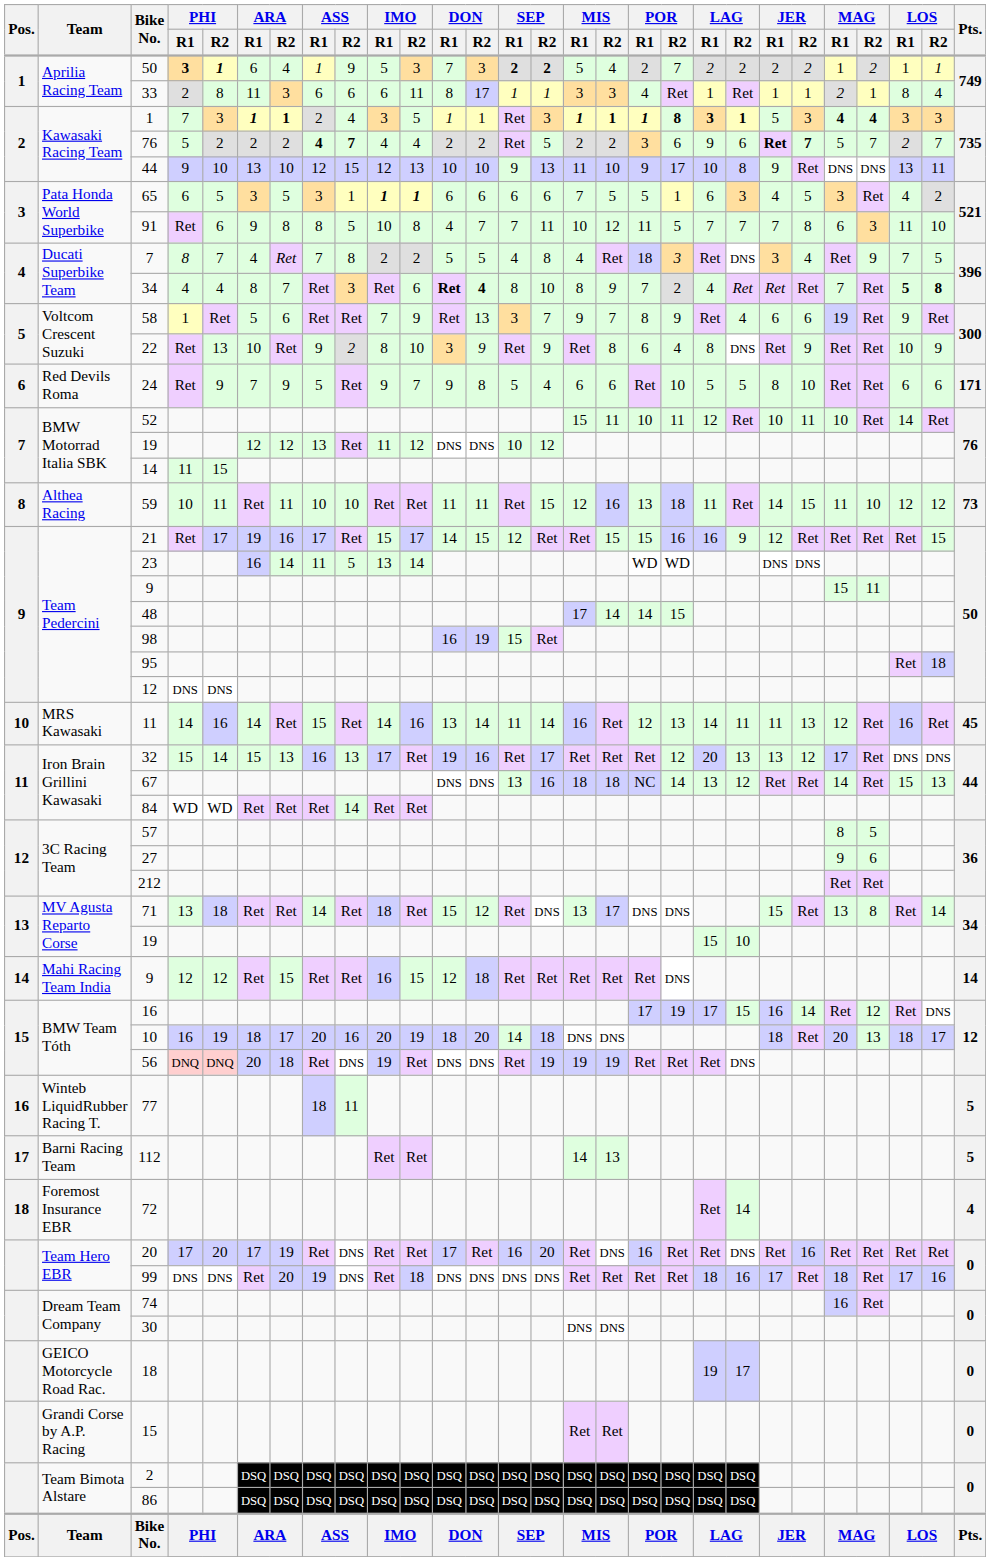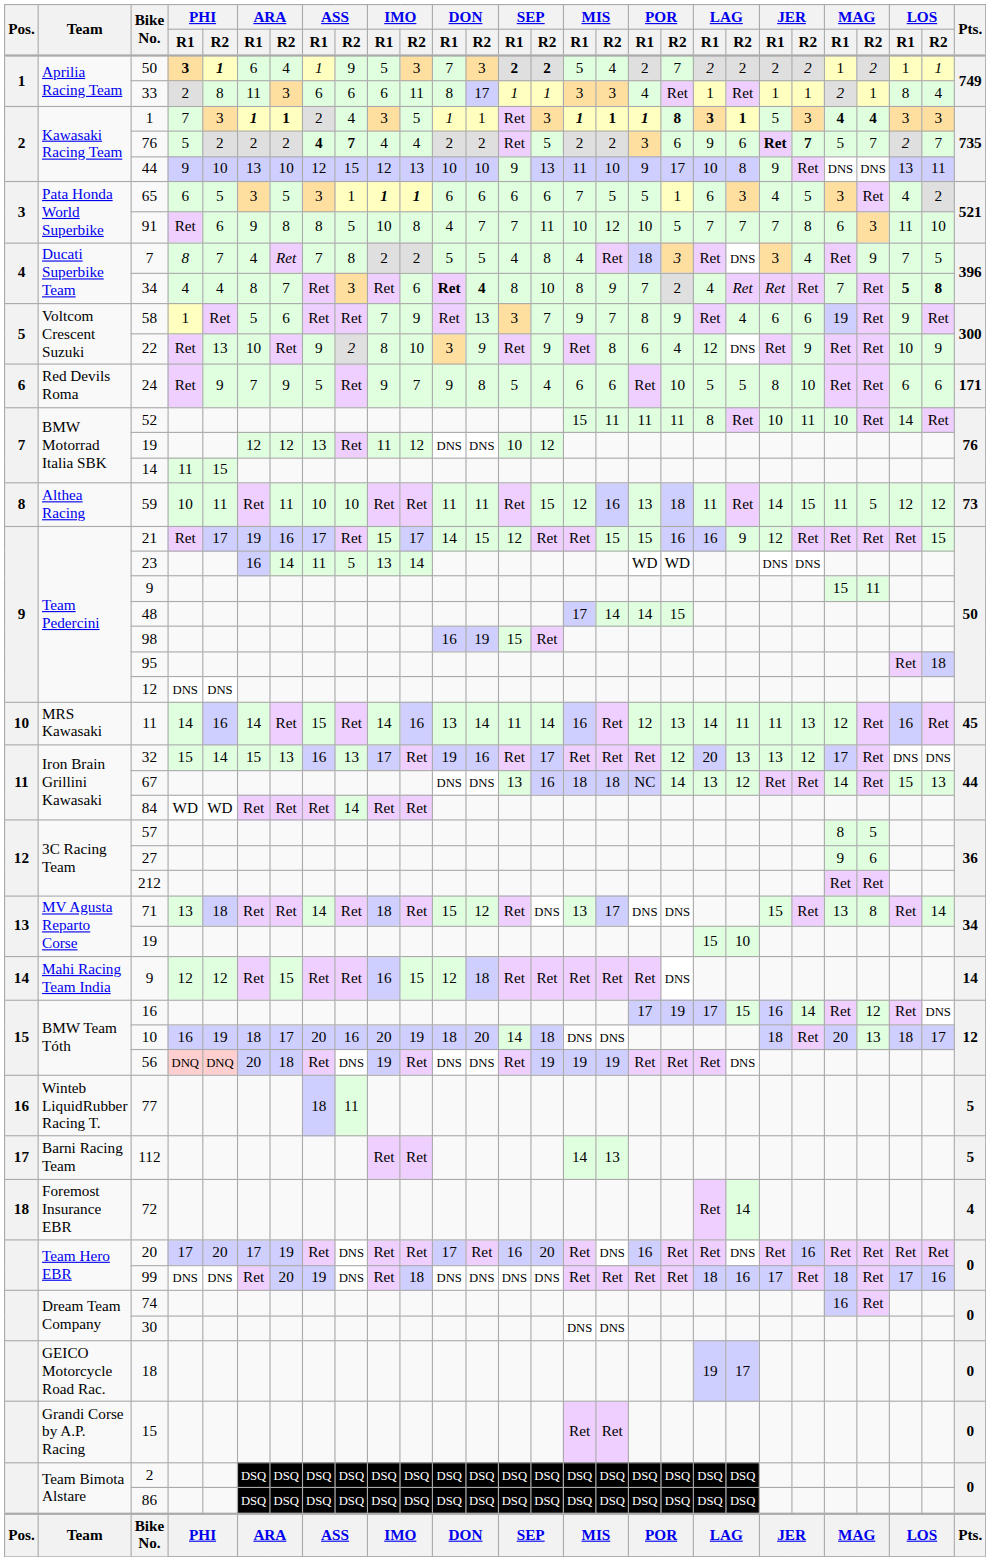(645, 226) 11 -> (645, 226) 10
(710, 348) 8 -> (710, 348) 12
(645, 419) 10 -> (645, 419) 11
(710, 419) 12 -> (710, 419) 8
(873, 503) 10 -> (873, 503) 5
